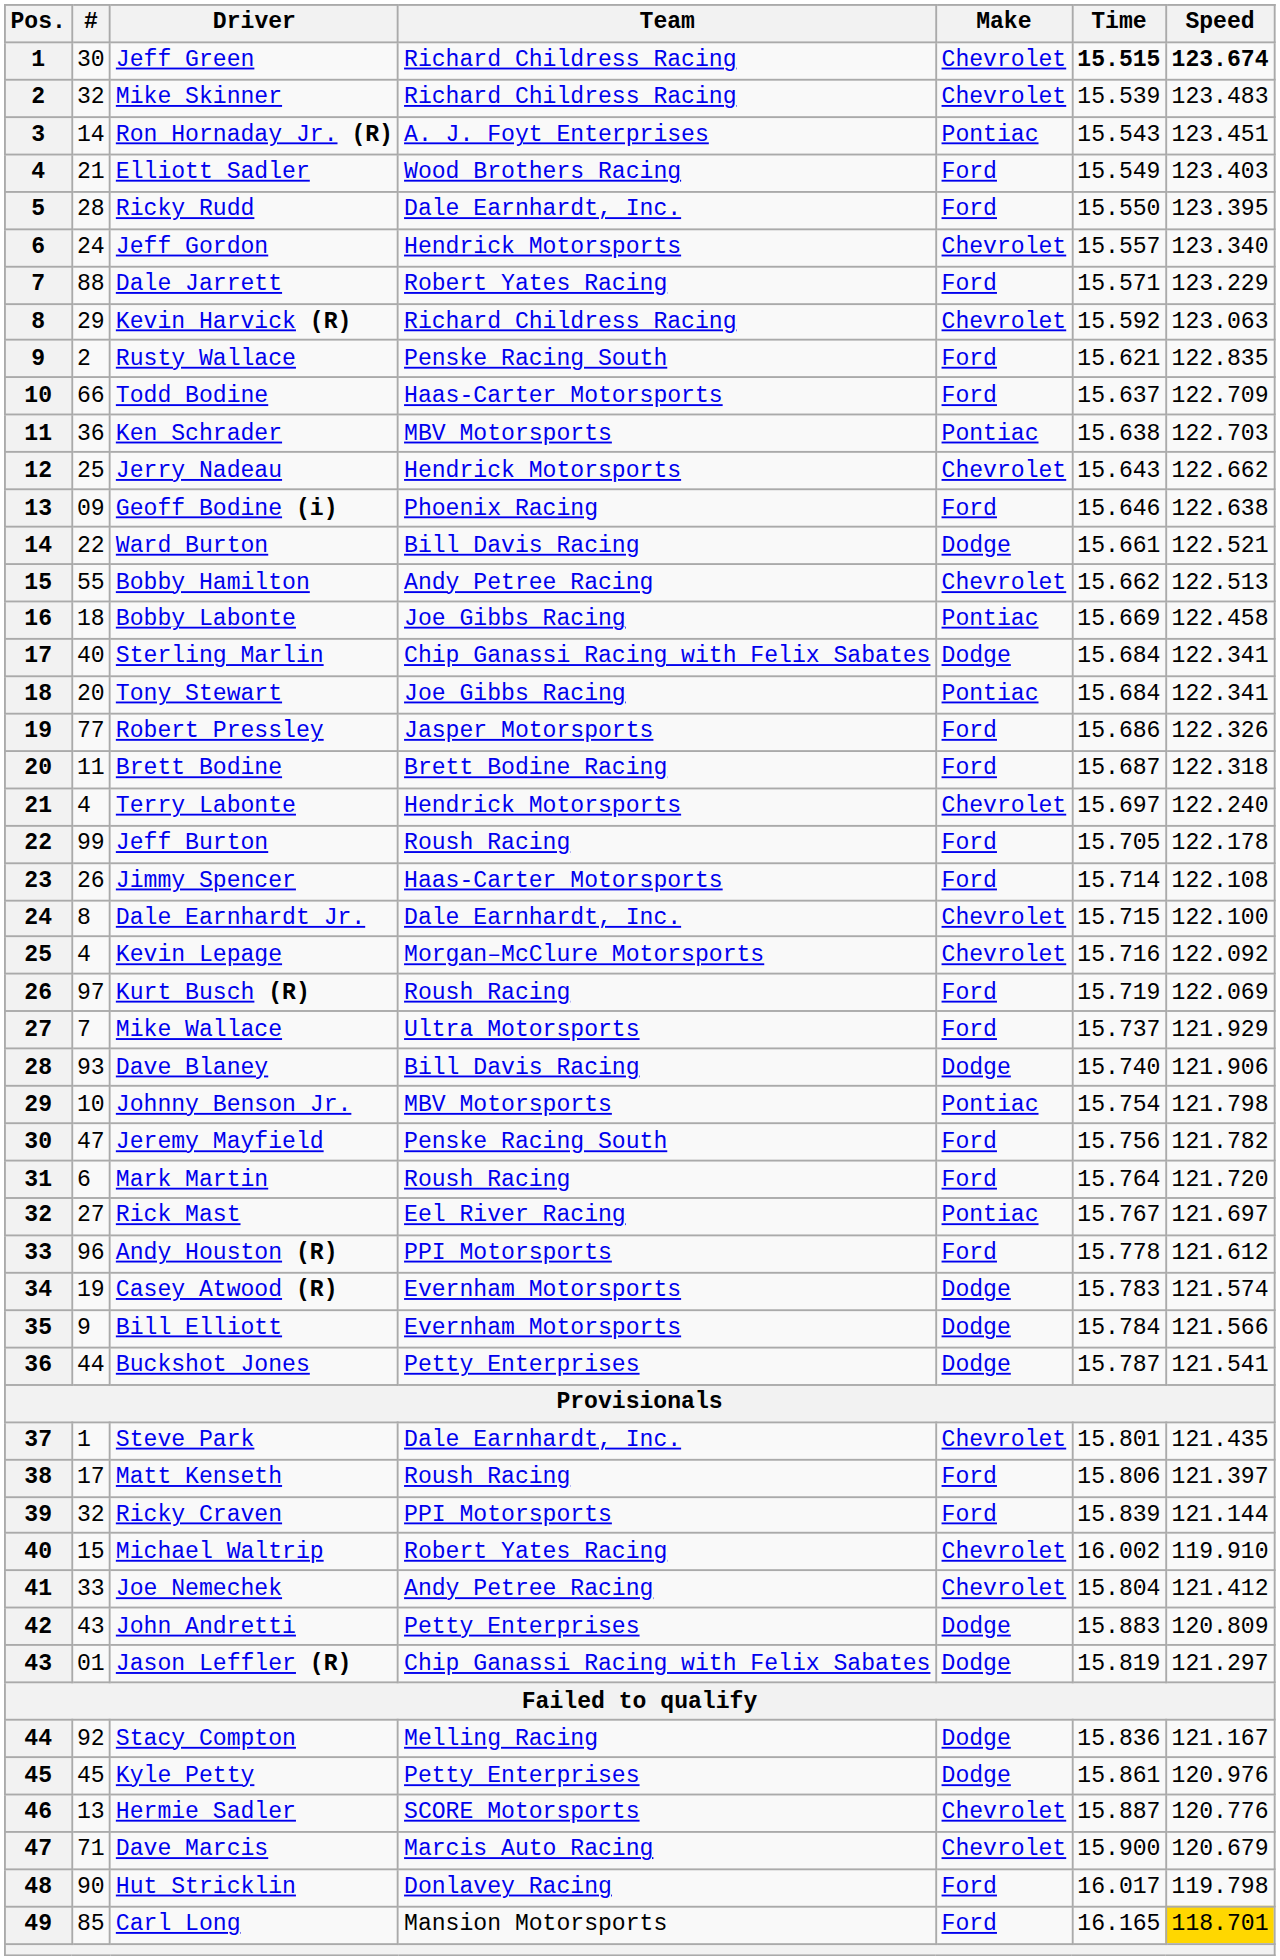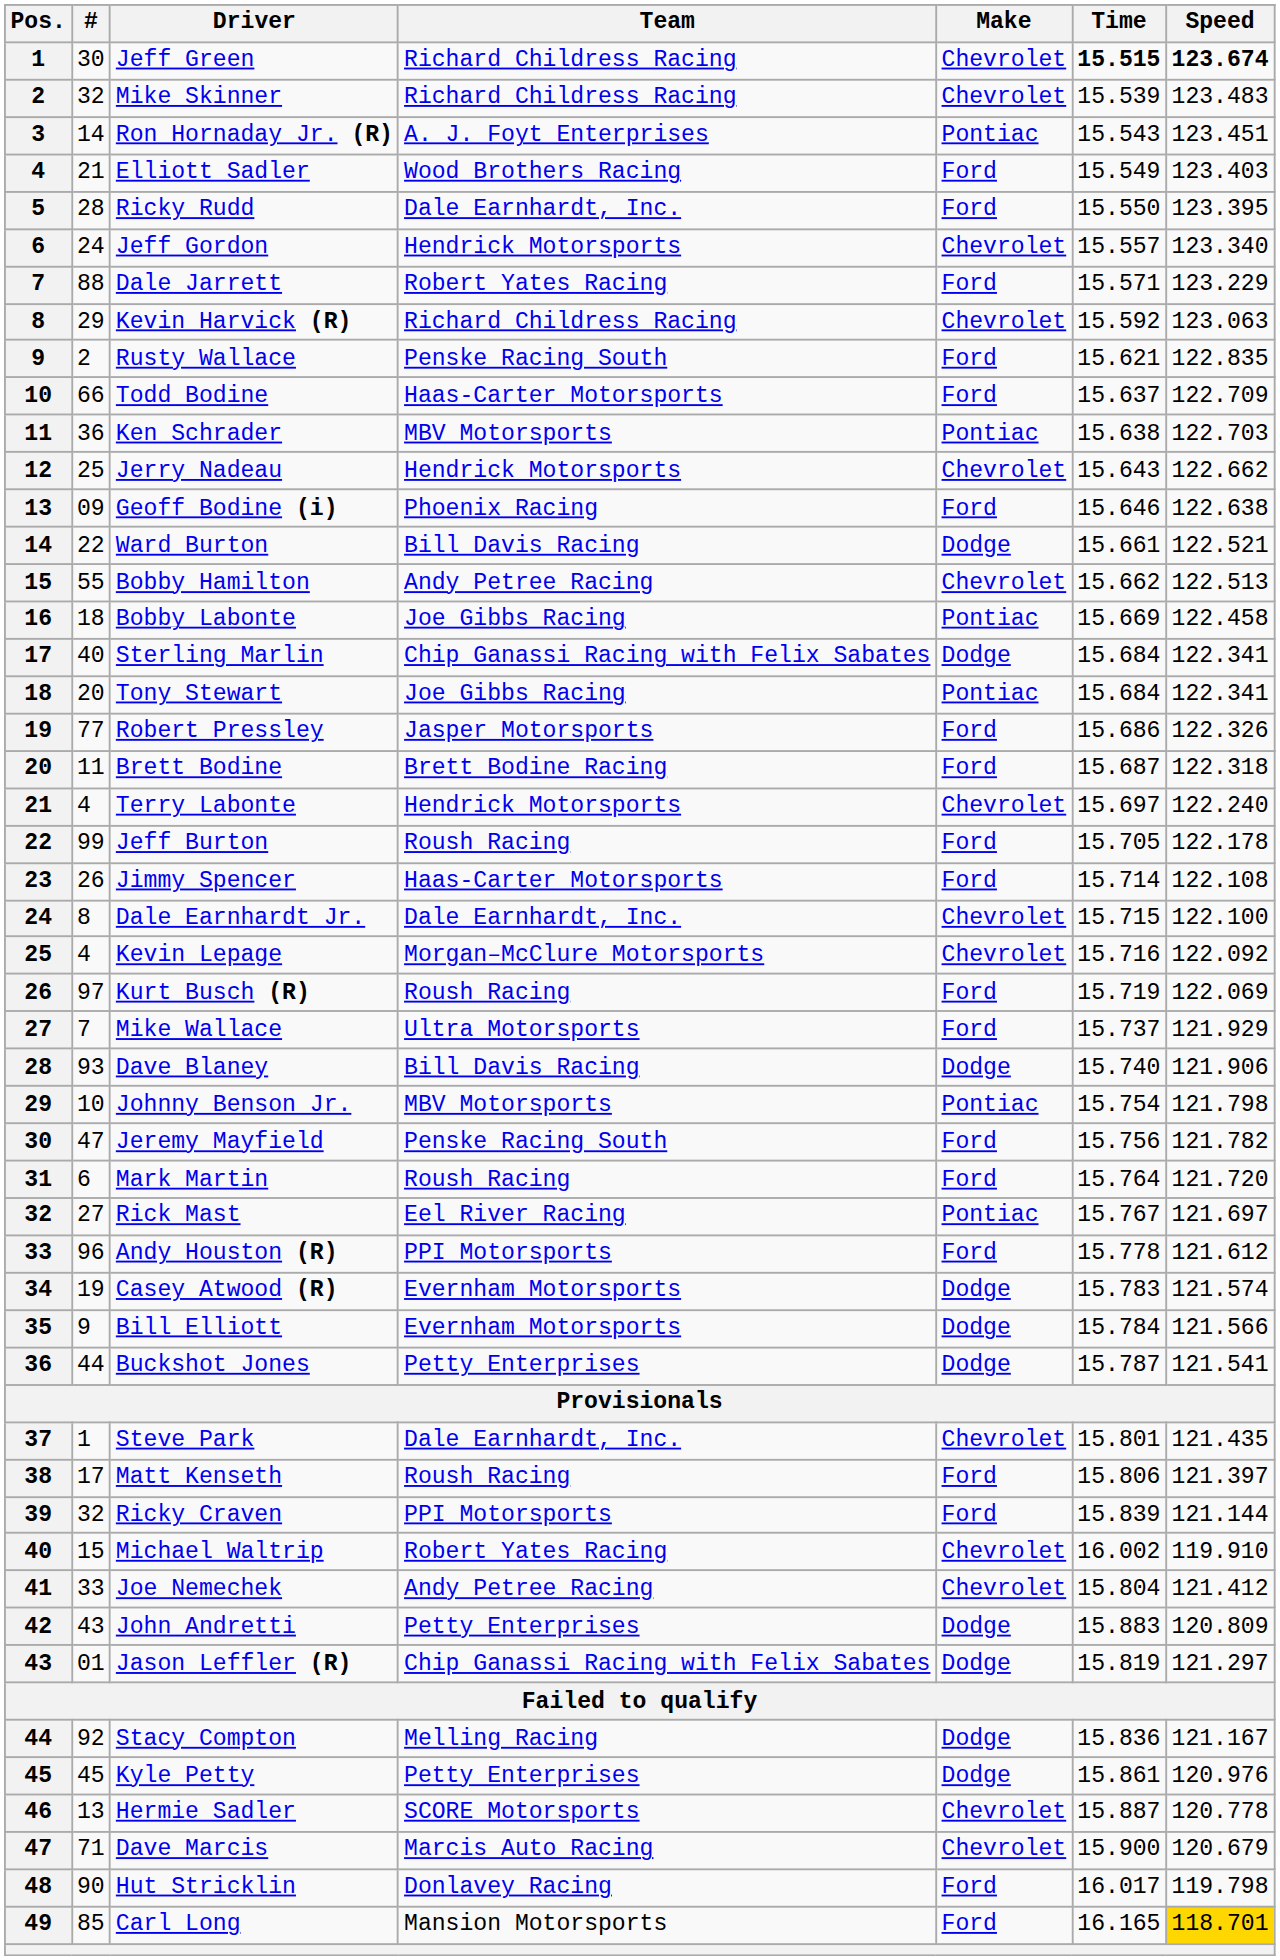(1220, 1814) 120.776 -> (1220, 1814) 120.778
